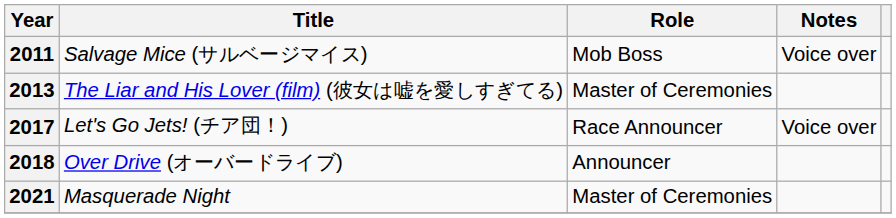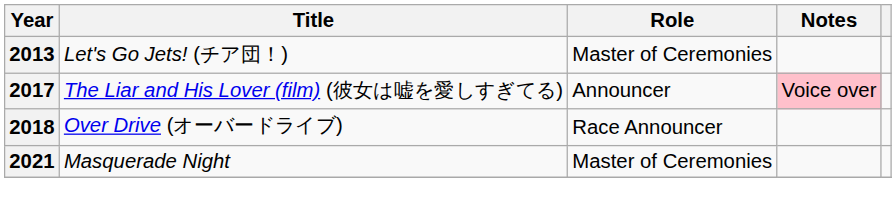- row: (32, 54)
(313, 90) The Liar and His Lover (film) (彼女は嘘を愛しすぎてる) -> (176, 54) Let's Go Jets! (チア団！)
(176, 126) Let's Go Jets! (チア団！) -> (313, 90) The Liar and His Lover (film) (彼女は嘘を愛しすぎてる)
(647, 126) Race Announcer -> (621, 90) Announcer
(829, 126) no background -> (829, 90) pink background
(621, 162) Announcer -> (647, 126) Race Announcer
